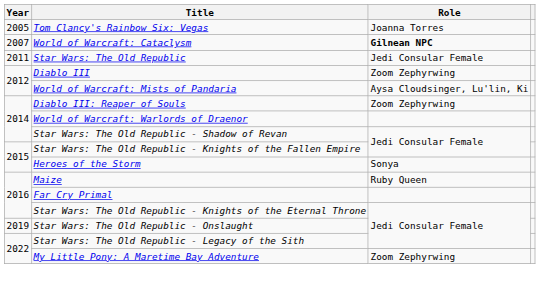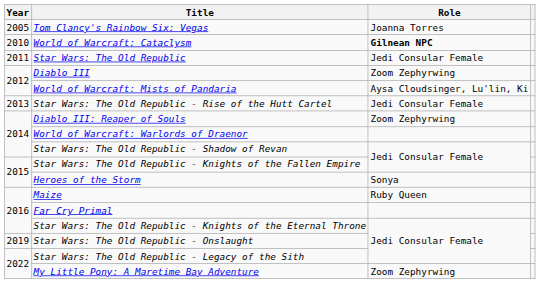(18, 42) 2007 -> (18, 42) 2010
+ row: (183, 104)
